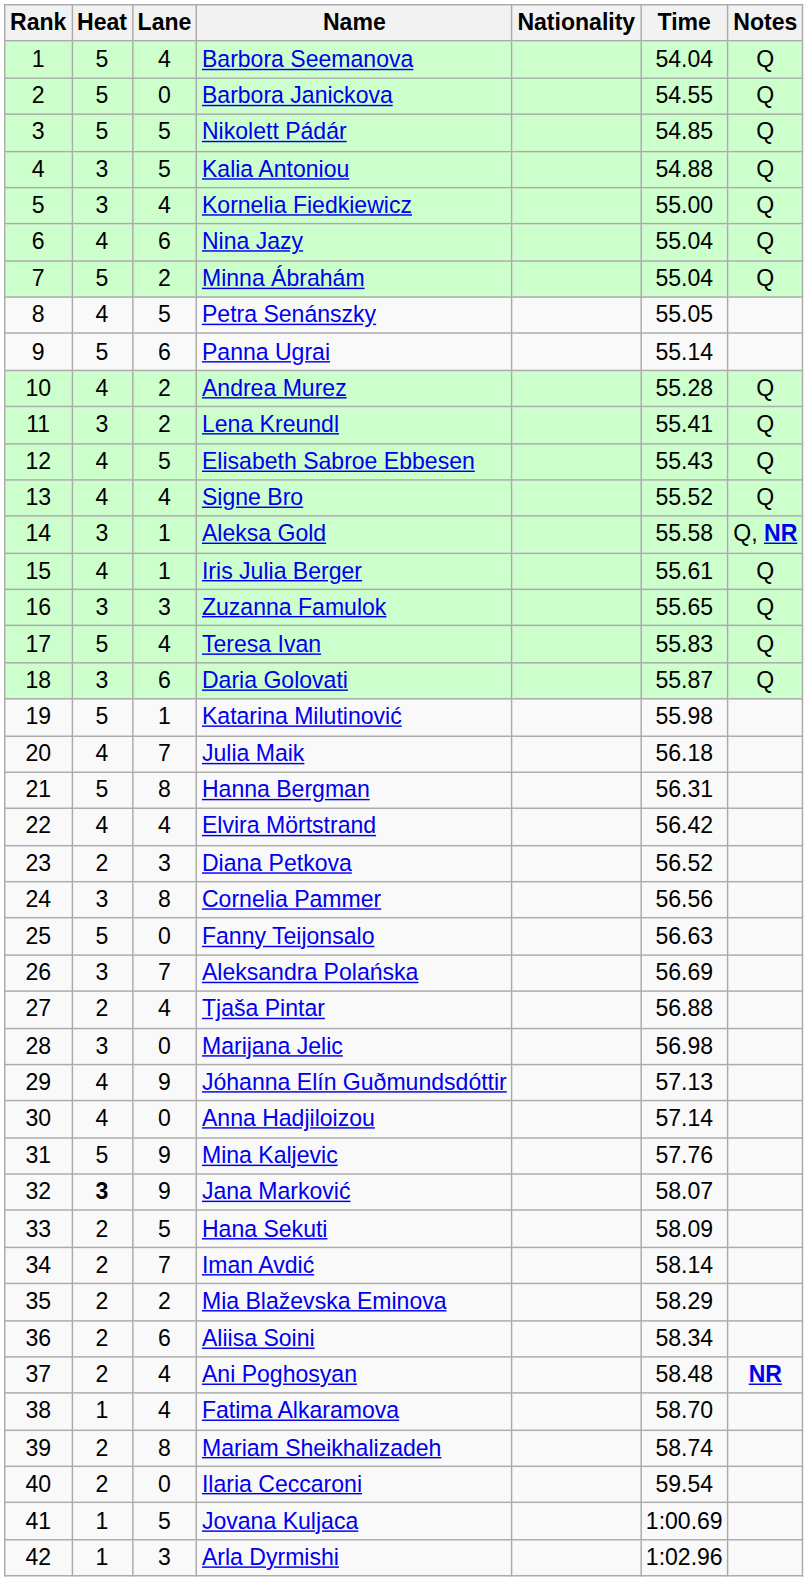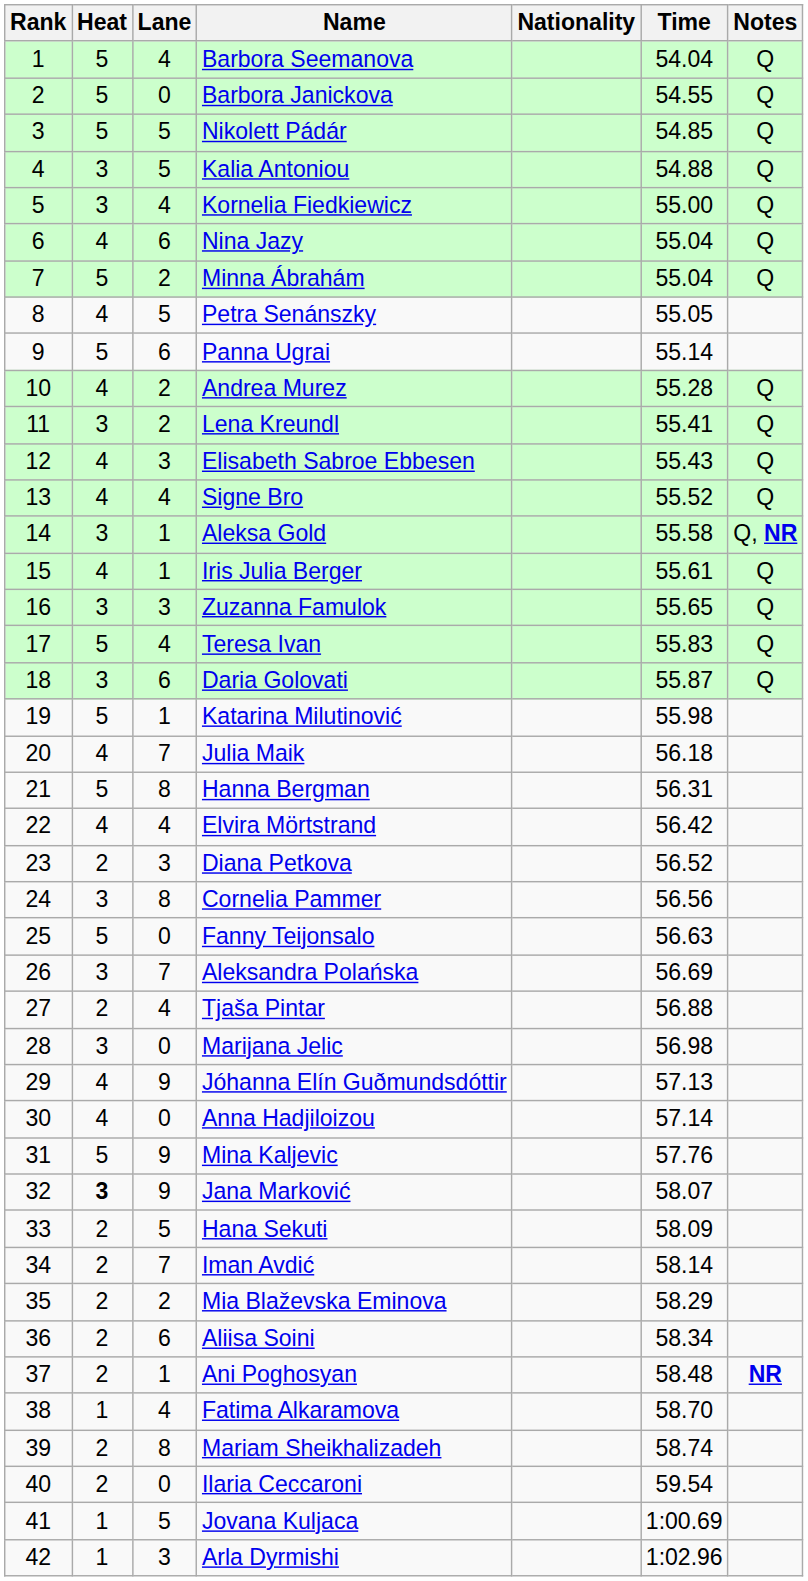(164, 461) 5 -> (164, 461) 3
(164, 1374) 4 -> (164, 1374) 1
